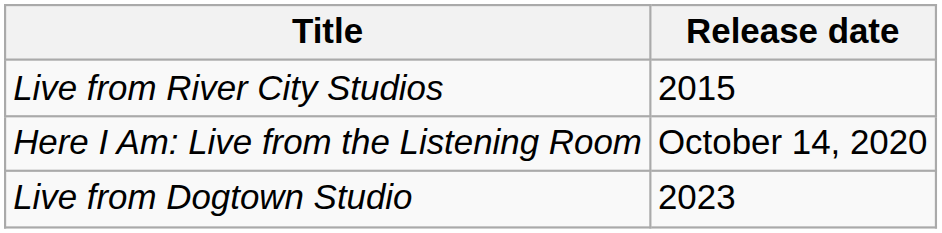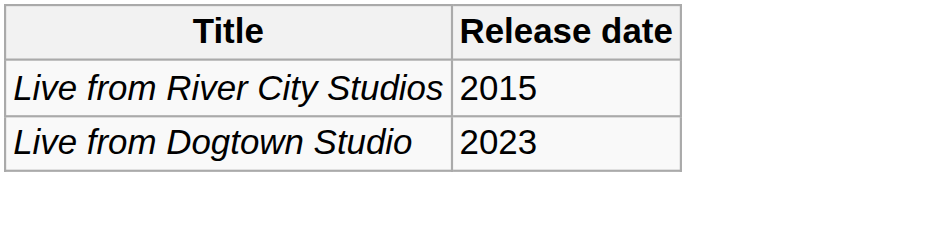- row: (328, 142)
